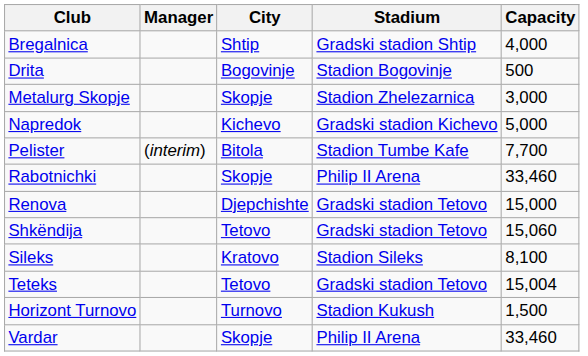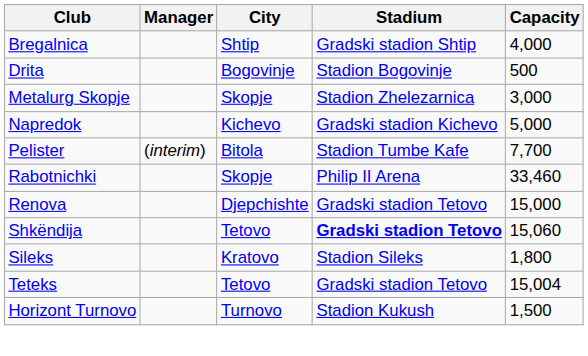(402, 230) normal -> (409, 230) bold
(526, 257) 8,100 -> (531, 257) 1,800
- row: (33, 337)
